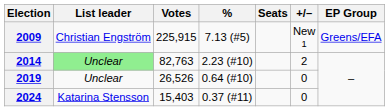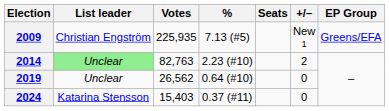(176, 37) 225,915 -> (176, 37) 225,935
(176, 79) 26,526 -> (176, 79) 26,562
